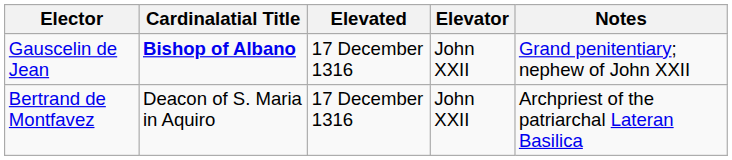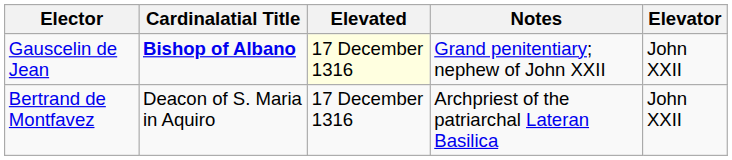columns swapped: (472, 19) <-> (621, 19)
(368, 59) no background -> (368, 59) lightyellow background
